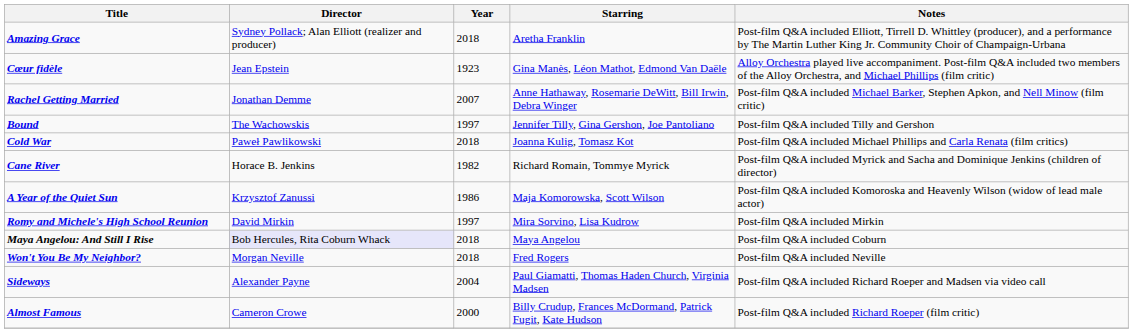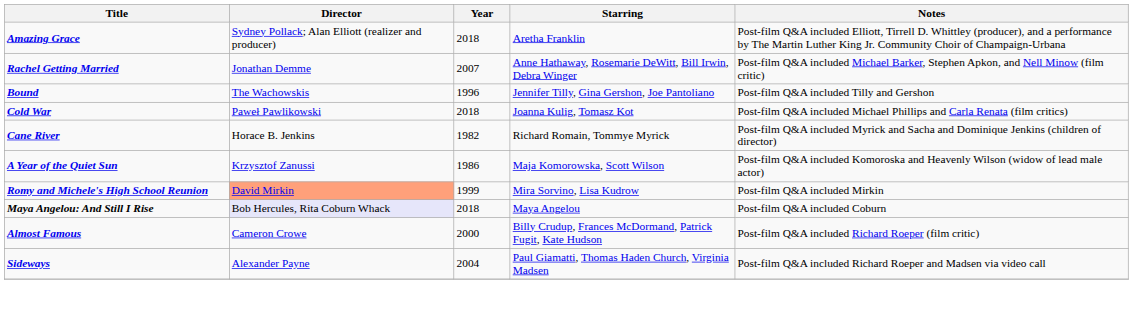- row: (35, 68)
(468, 123) 1997 -> (468, 93) 1996
(263, 221) no background -> (263, 190) lightsalmon background
(468, 221) 1997 -> (468, 190) 1999
- row: (74, 257)
rows swapped: (44, 312) <-> (28, 281)
